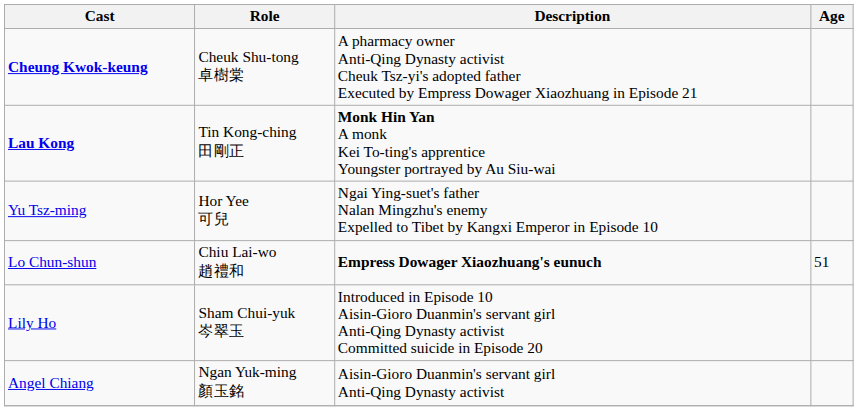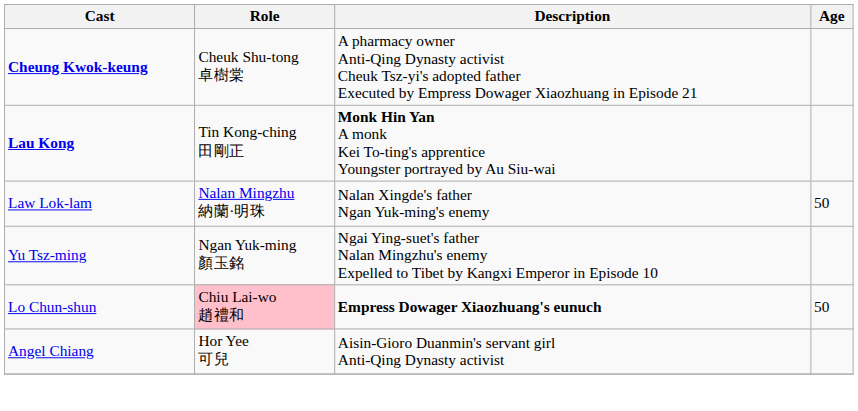+ row: (50, 203)
(224, 209) Hor Yee 可兒 -> (247, 254) Ngan Yuk-ming 顏玉銘
(237, 261) no background -> (237, 306) pink background
(822, 262) 51 -> (822, 306) 50
- row: (32, 322)
(247, 382) Ngan Yuk-ming 顏玉銘 -> (224, 350) Hor Yee 可兒
